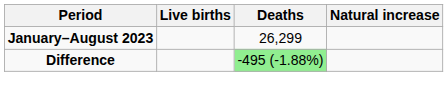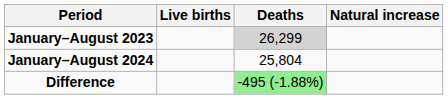(280, 37) no background -> (280, 37) lightgrey background
+ row: (80, 60)
